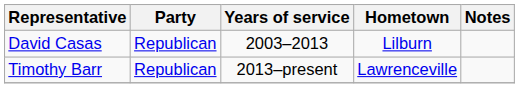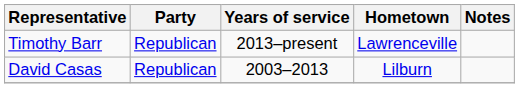rows swapped: (55, 43) <-> (55, 69)
